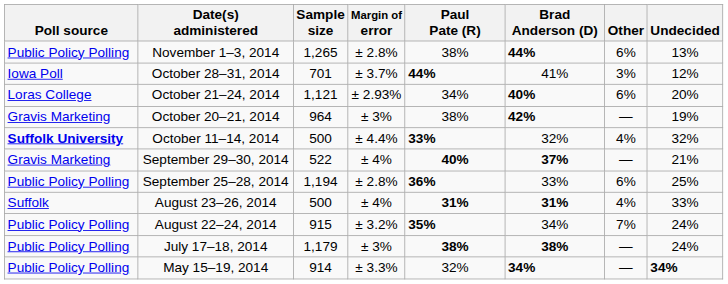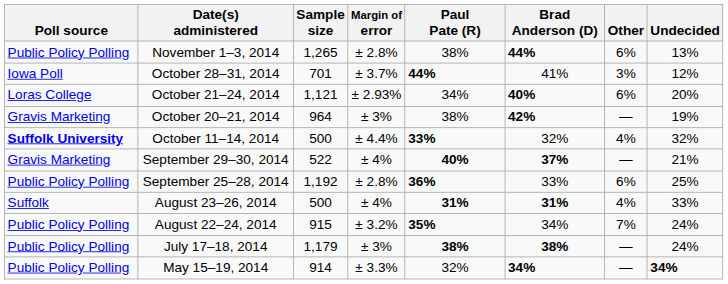(321, 181) 1,194 -> (321, 181) 1,192
